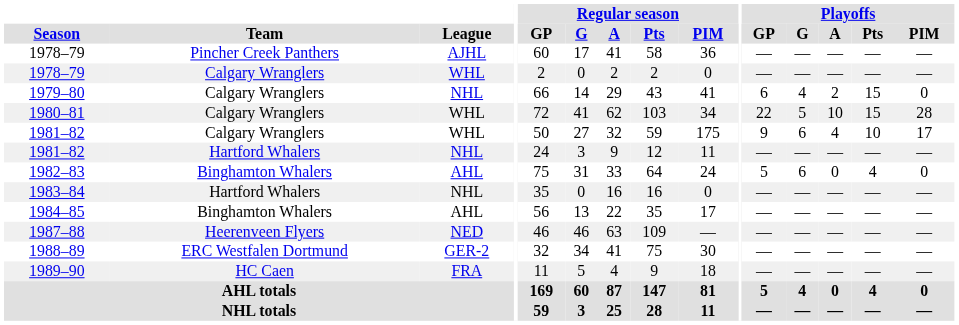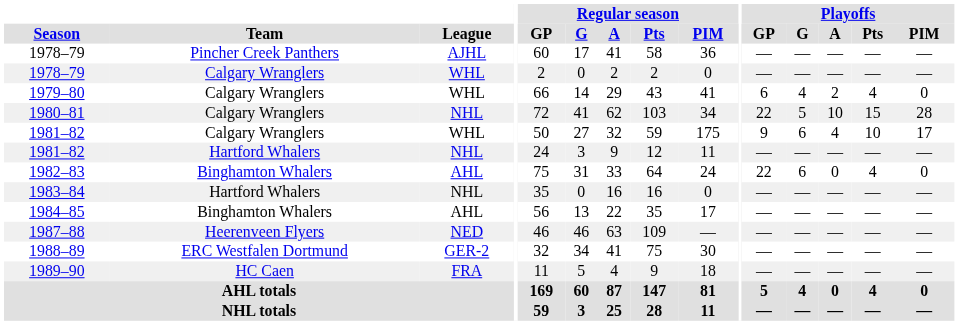(467, 93) NHL -> (467, 93) WHL
(873, 93) 15 -> (873, 93) 4
(467, 112) WHL -> (467, 112) NHL
(764, 172) 5 -> (764, 172) 22
